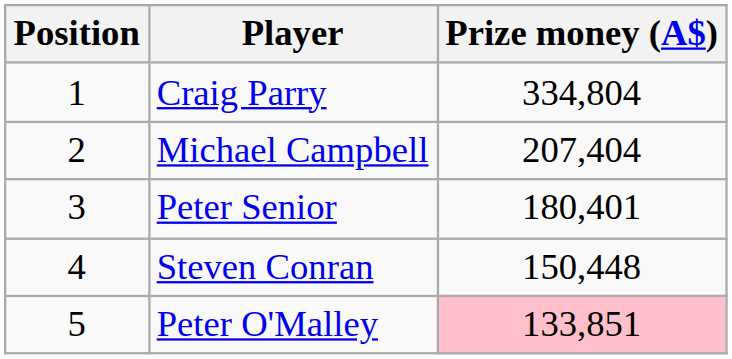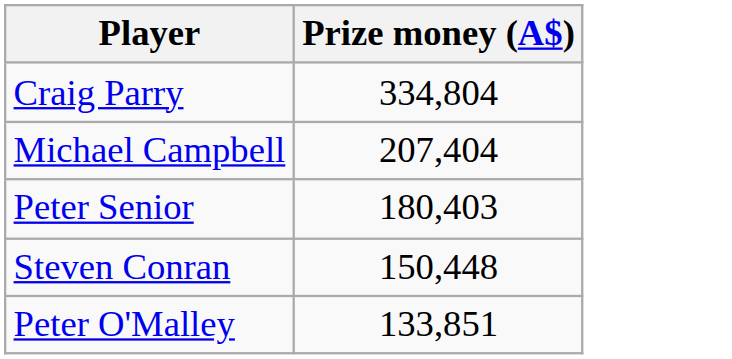- column: (77, 33)
(582, 207) 180,401 -> (438, 207) 180,403
(582, 324) pink background -> (438, 324) no background
